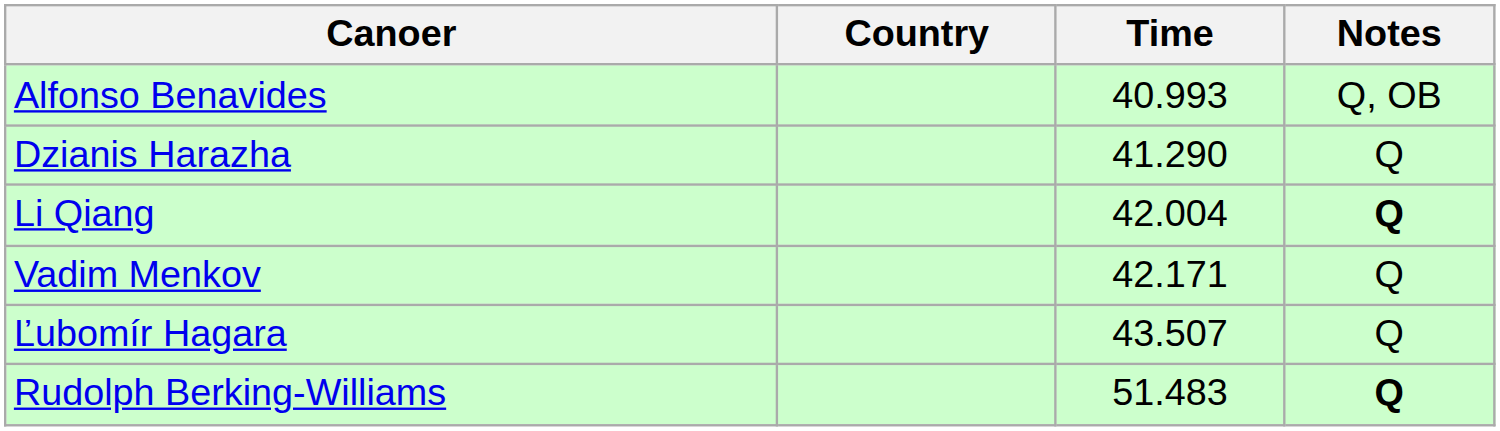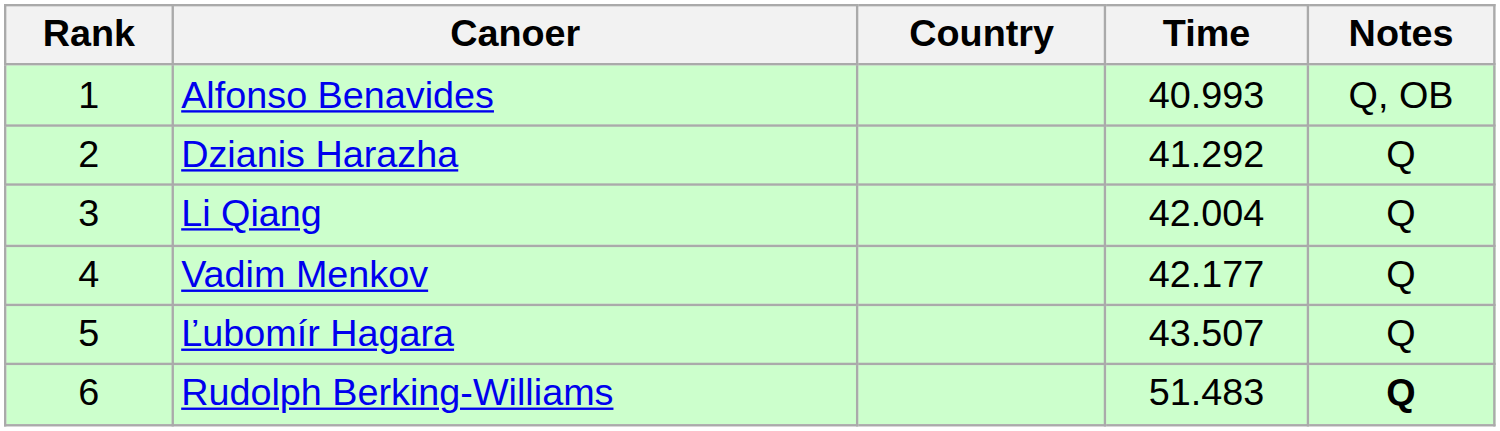+ column: (89, 34)
(1170, 154) 41.290 -> (1206, 154) 41.292
(1389, 214) bold -> (1401, 214) normal
(1170, 273) 42.171 -> (1206, 273) 42.177
